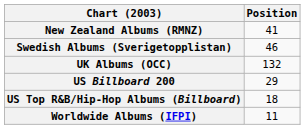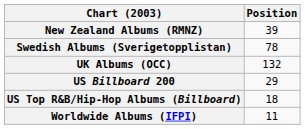(272, 30) 41 -> (272, 30) 39
(272, 47) 46 -> (272, 47) 78
